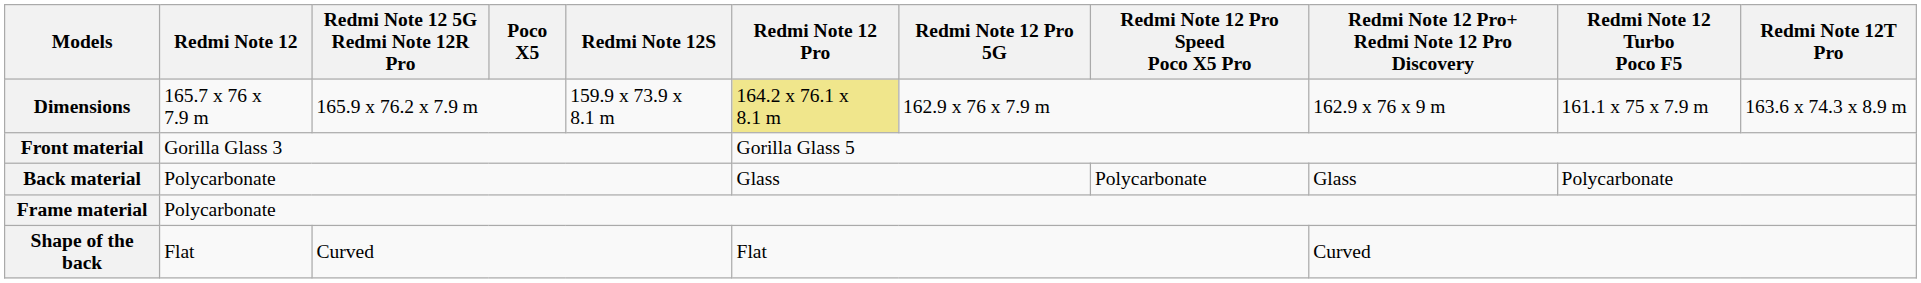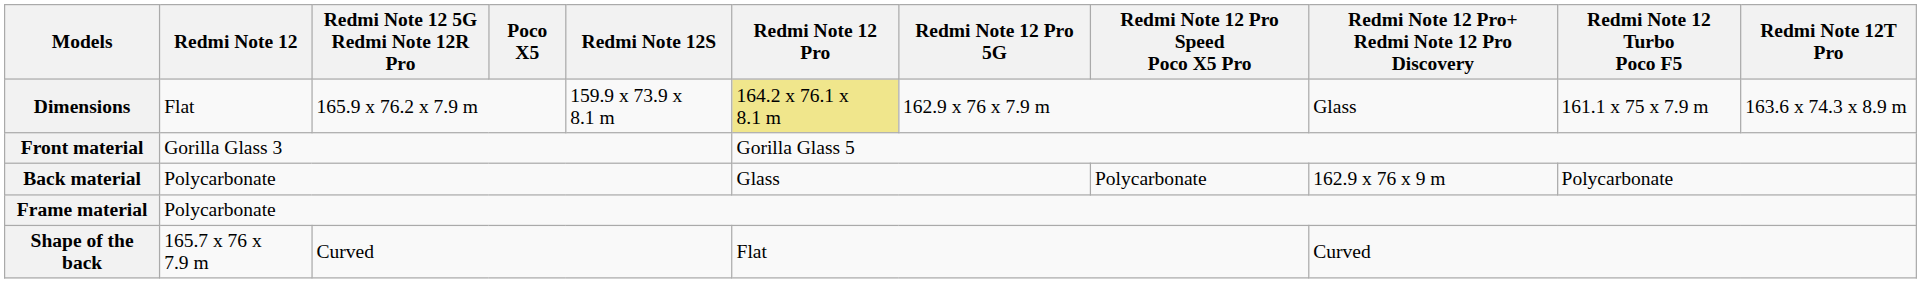(213, 105) 165.7 x 76 x 7.9 m -> (179, 105) Flat
(1379, 105) 162.9 x 76 x 9 m -> (1335, 105) Glass
(1335, 178) Glass -> (1379, 178) 162.9 x 76 x 9 m
(179, 251) Flat -> (213, 251) 165.7 x 76 x 7.9 m
